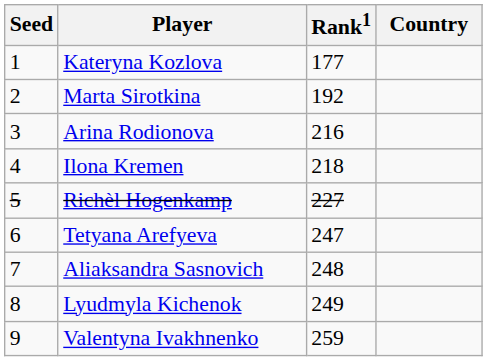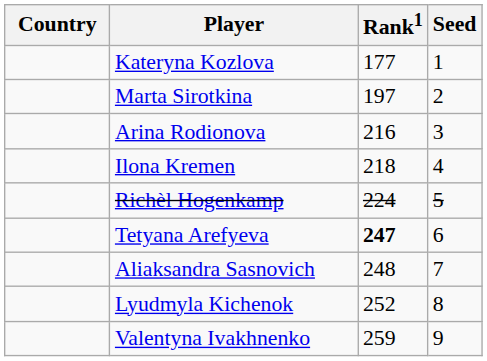columns swapped: (429, 24) <-> (31, 24)
(328, 96) 192 -> (379, 96) 197
(328, 200) 227 -> (379, 200) 224
(328, 234) normal -> (379, 234) bold
(328, 303) 249 -> (379, 303) 252
